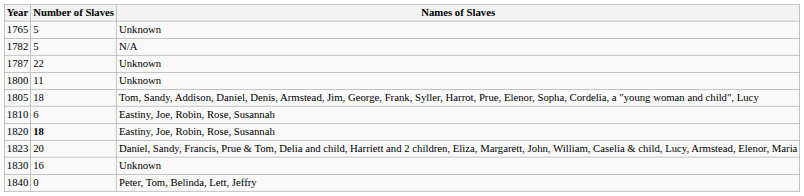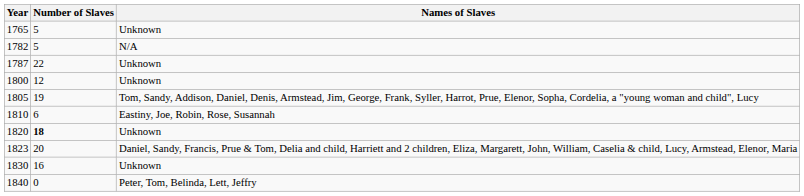(38, 81) 11 -> (39, 81) 12
(39, 98) 18 -> (39, 98) 19
(197, 132) Eastiny, Joe, Robin, Rose, Susannah -> (140, 132) Unknown
